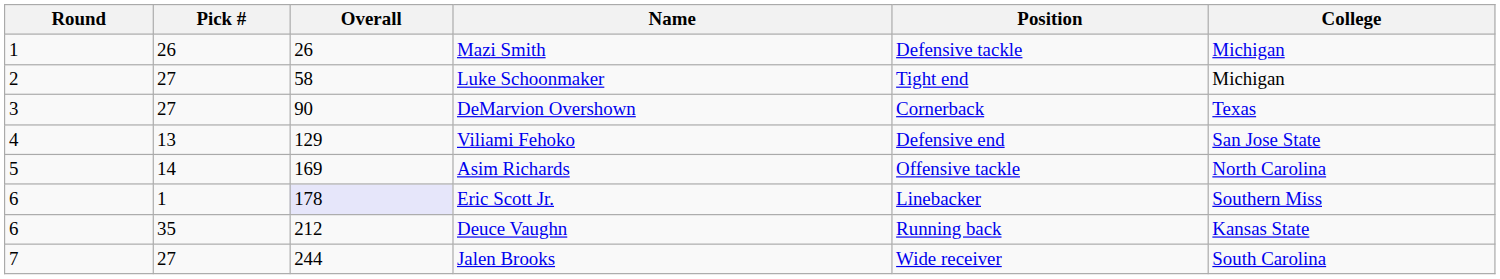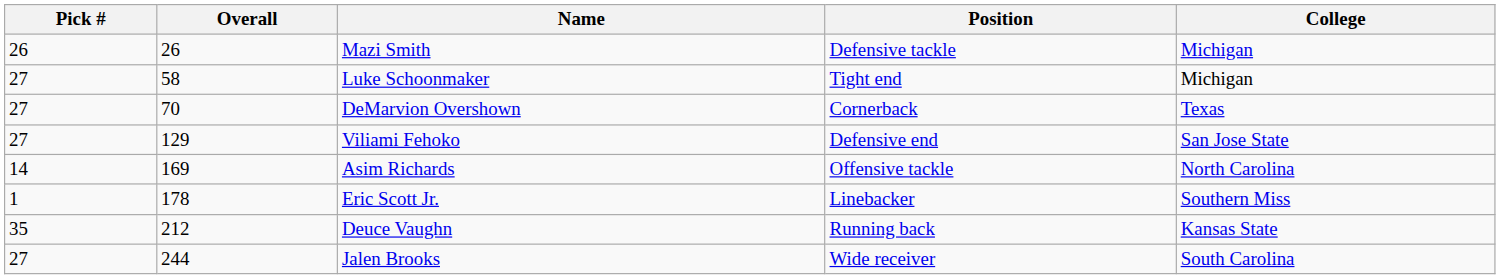- column: (79, 19)
(304, 109) 90 -> (171, 109) 70
(167, 139) 13 -> (18, 139) 27
(308, 199) lavender background -> (175, 199) no background
